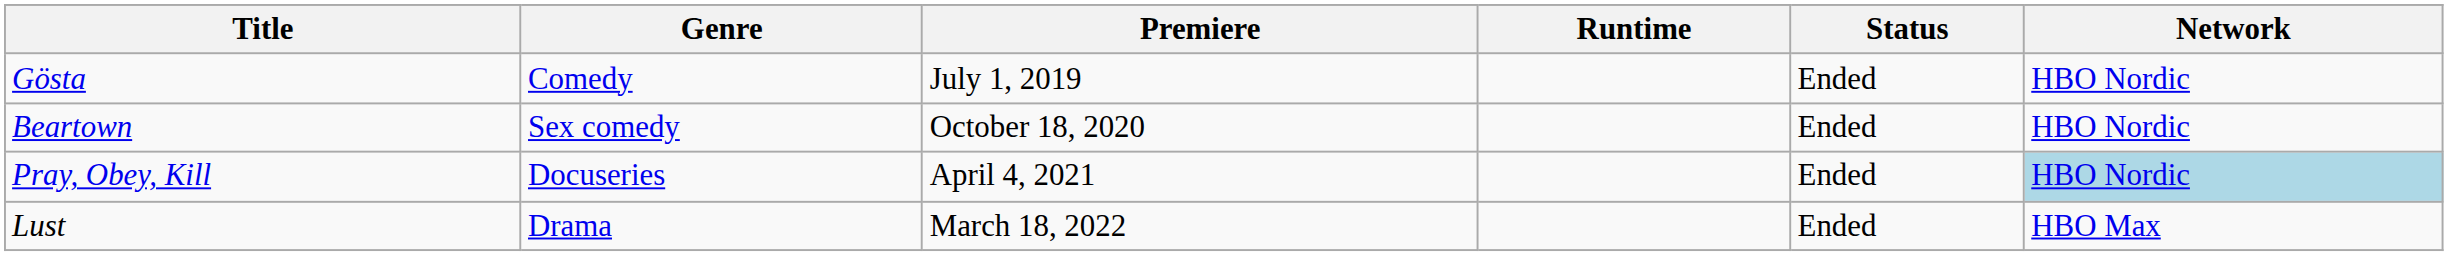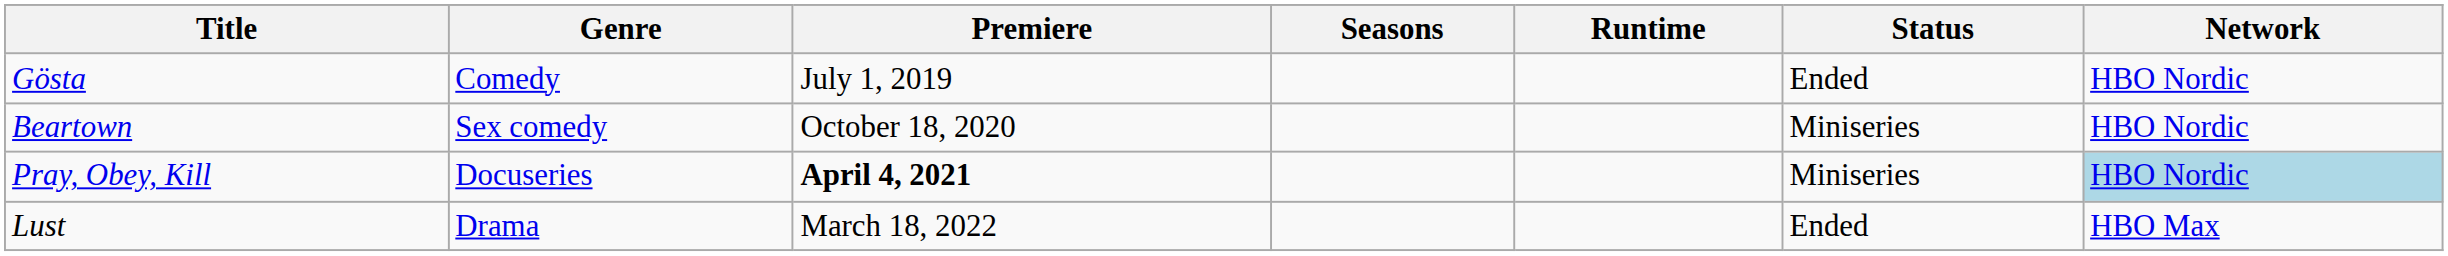+ column: (1392, 28)
(1837, 126) Ended -> (1855, 126) Miniseries
(1012, 175) normal -> (886, 175) bold
(1837, 175) Ended -> (1855, 175) Miniseries
